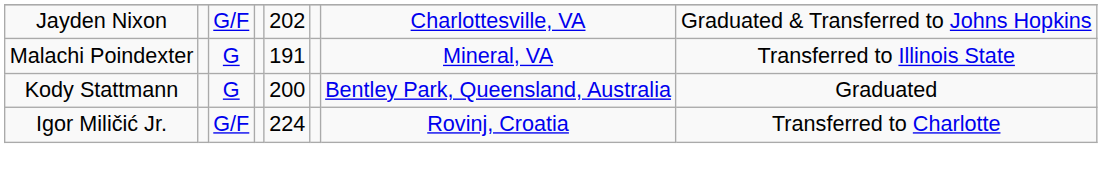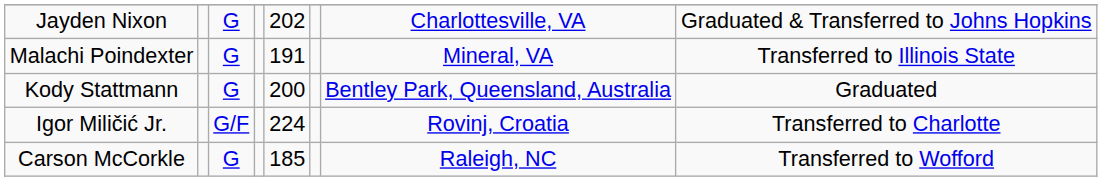(231, 21) G/F -> (231, 21) G
+ row: (101, 158)
